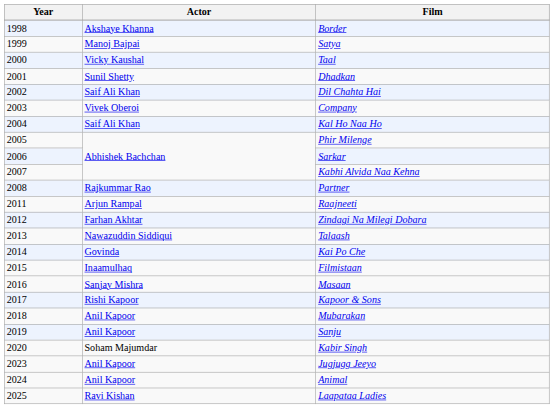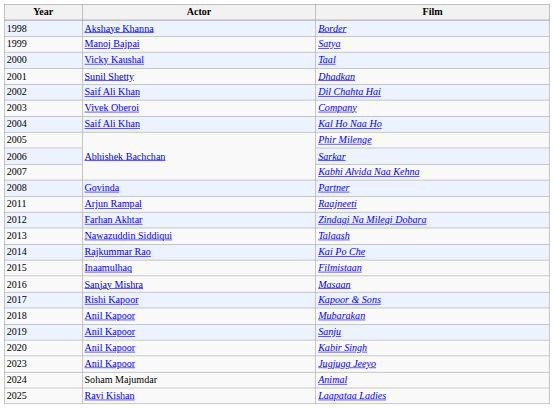(118, 188) Rajkummar Rao -> (102, 188) Govinda
(102, 252) Govinda -> (118, 252) Rajkummar Rao
(121, 348) Soham Majumdar -> (110, 348) Anil Kapoor
(110, 380) Anil Kapoor -> (121, 380) Soham Majumdar
